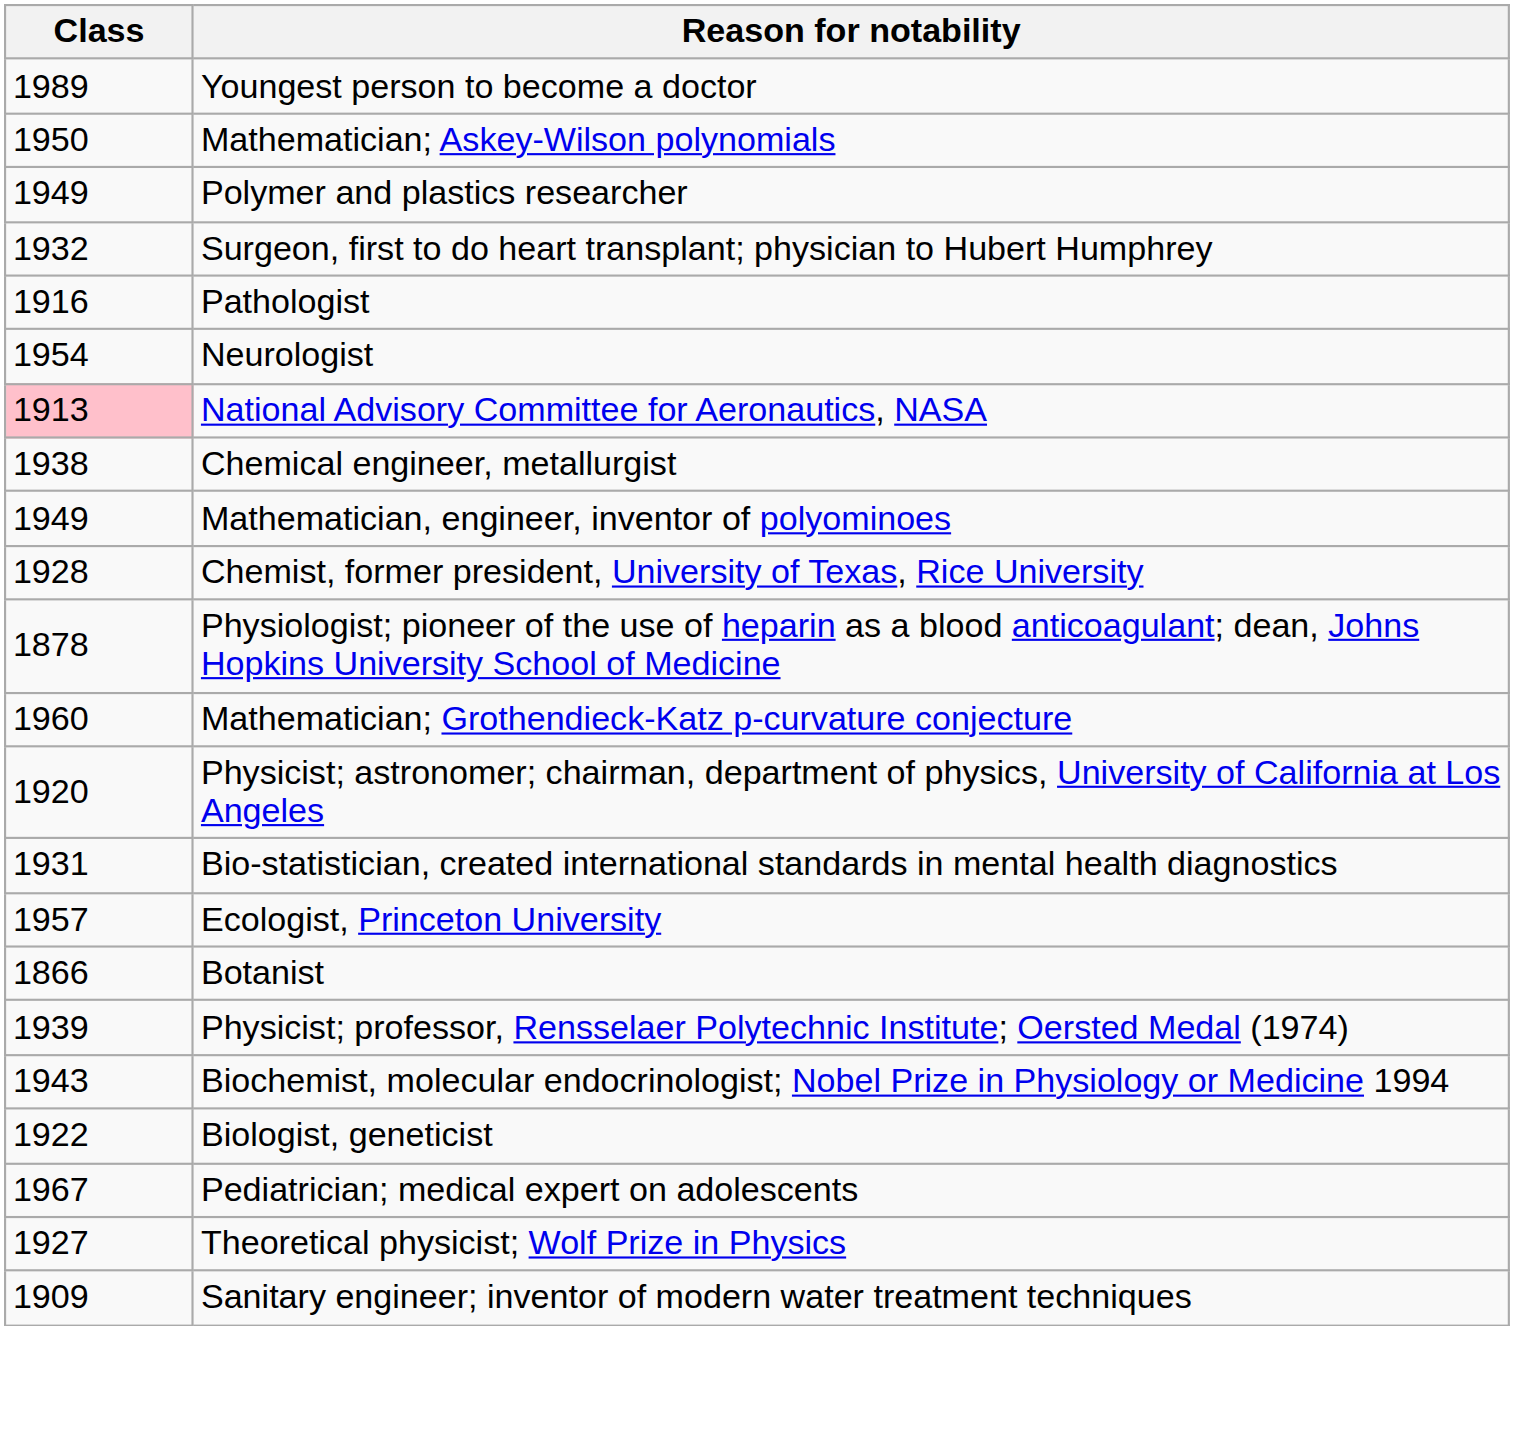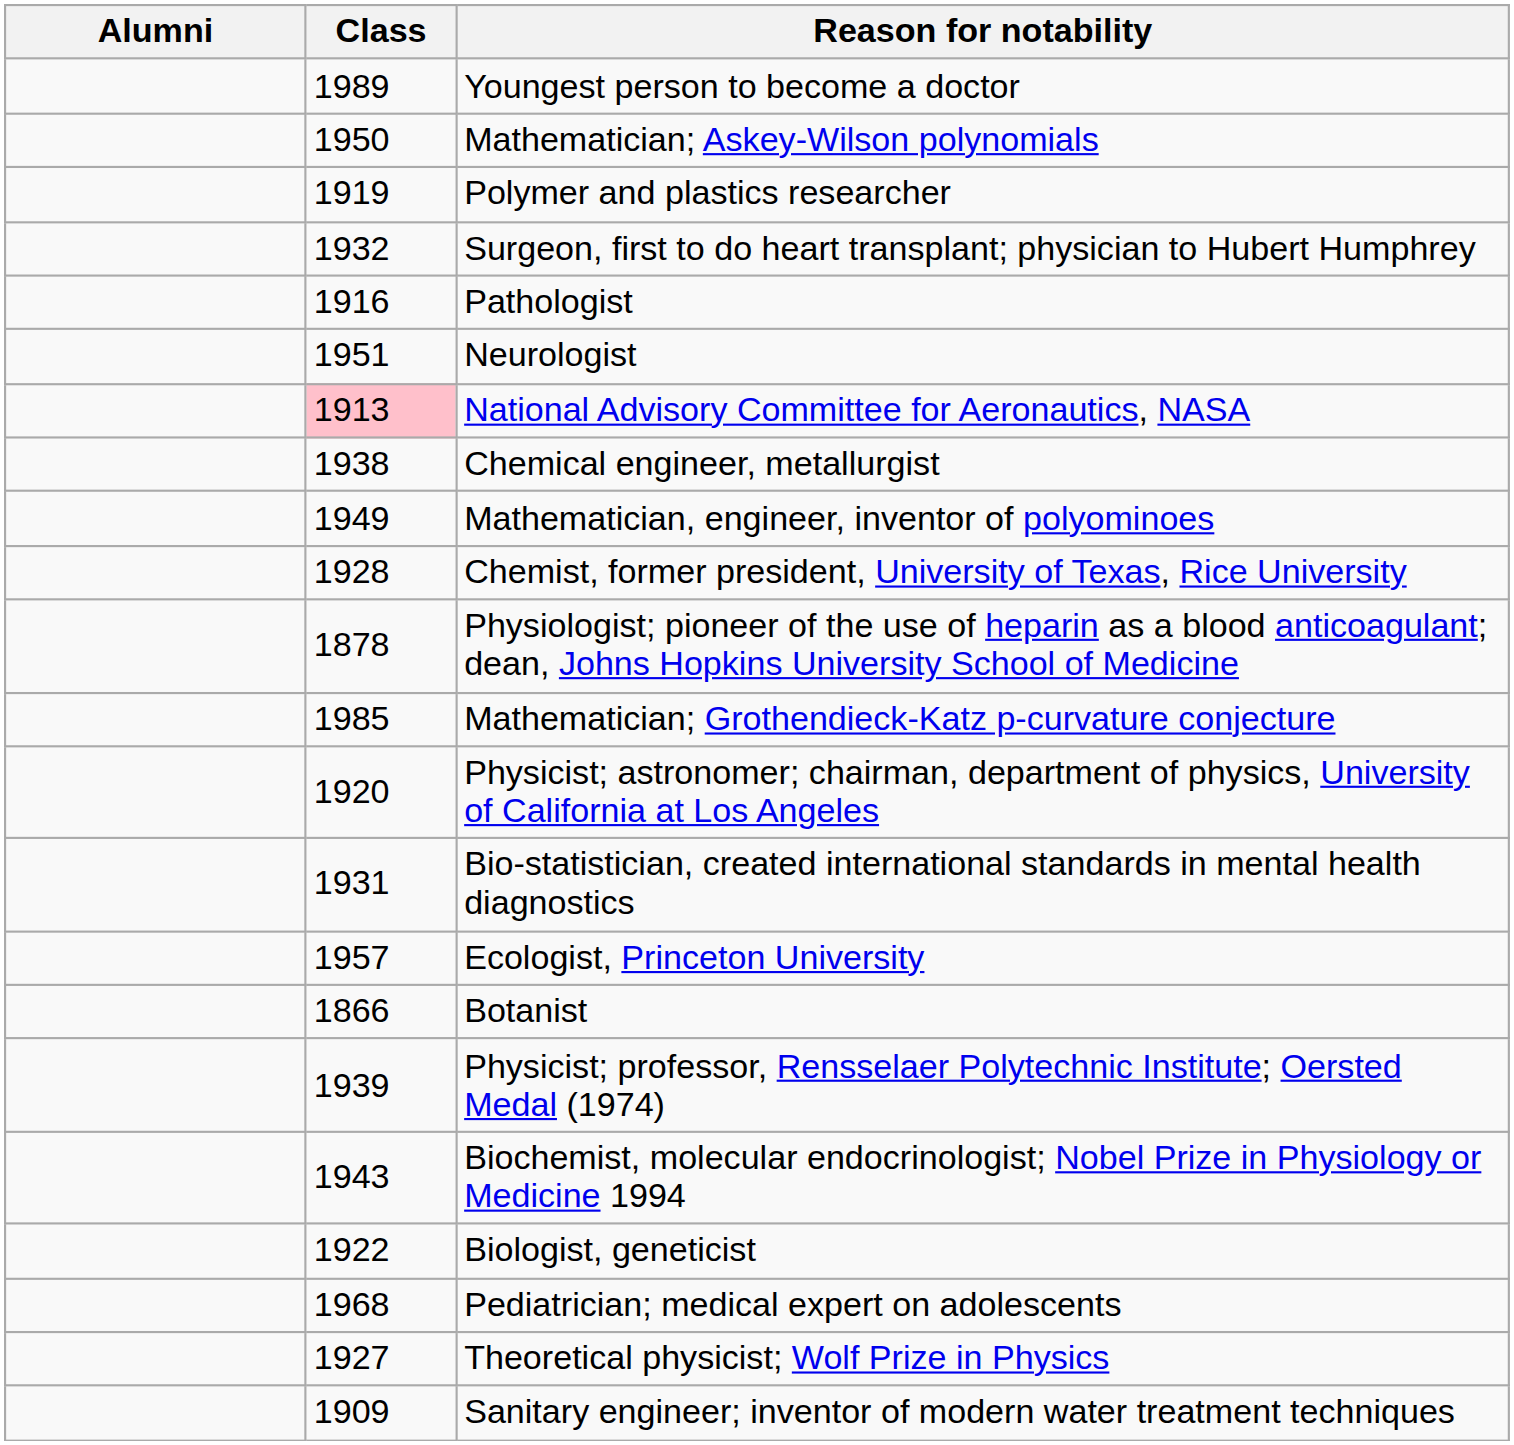+ column: (155, 31)
(51, 193) 1949 -> (352, 193) 1919
(51, 355) 1954 -> (352, 355) 1951
(51, 718) 1960 -> (352, 718) 1985
(51, 1189) 1967 -> (352, 1304) 1968
